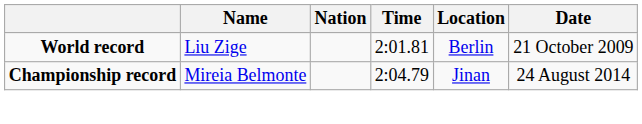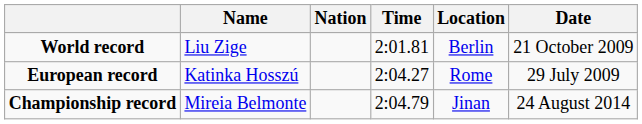+ row: (92, 75)
